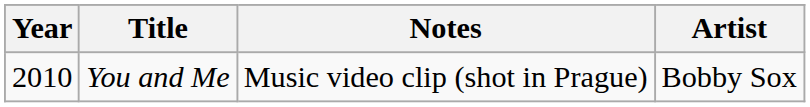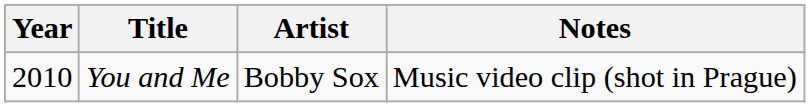columns swapped: (729, 28) <-> (446, 28)
